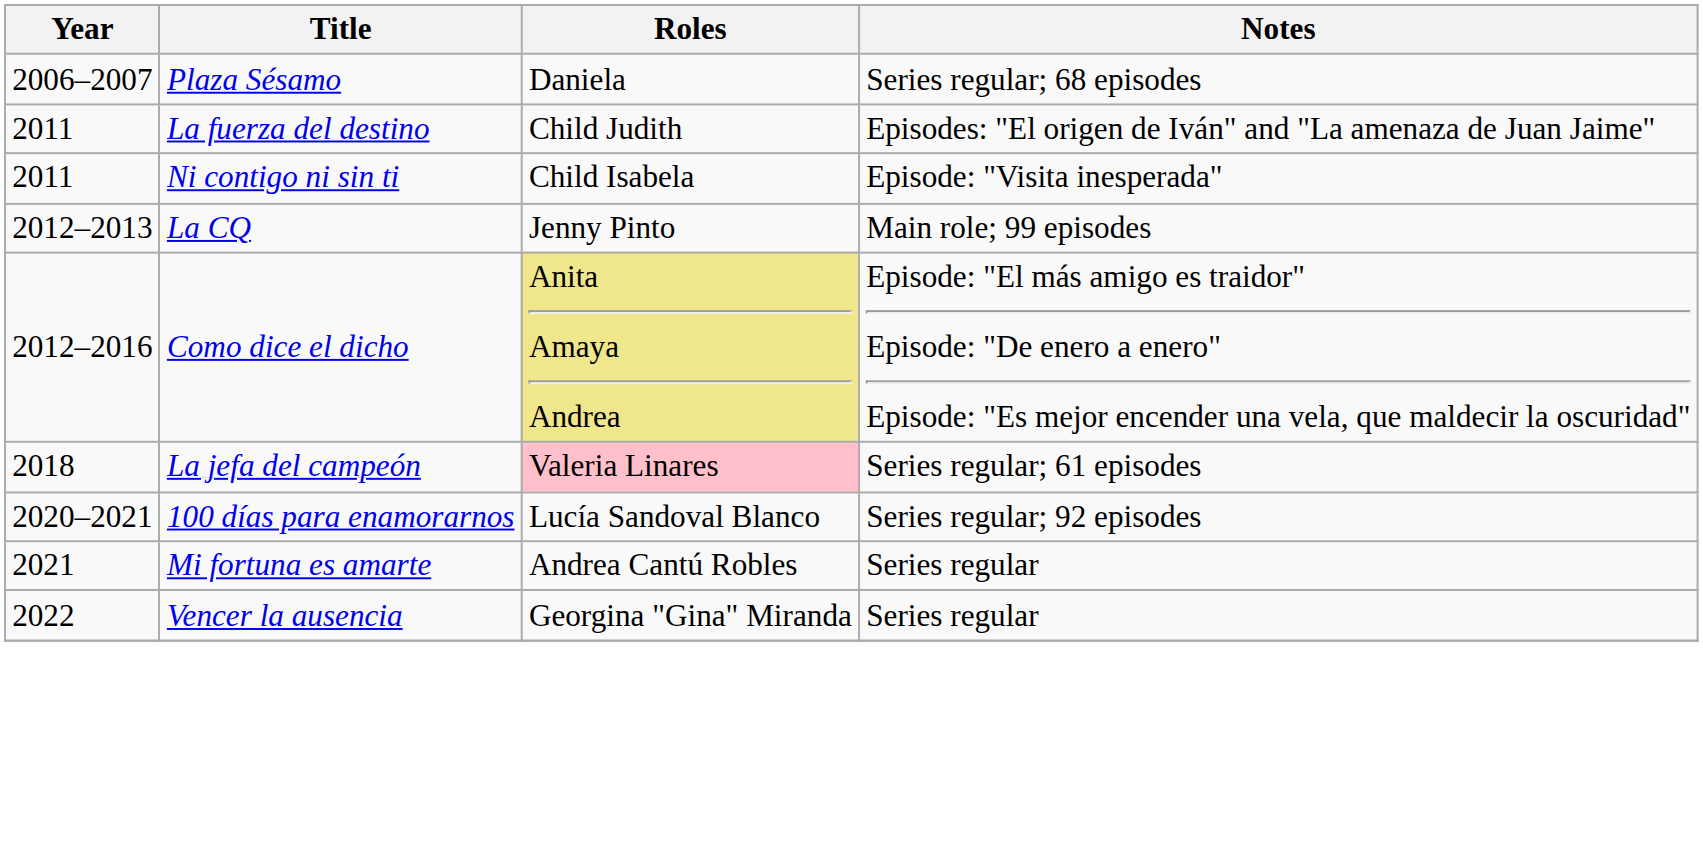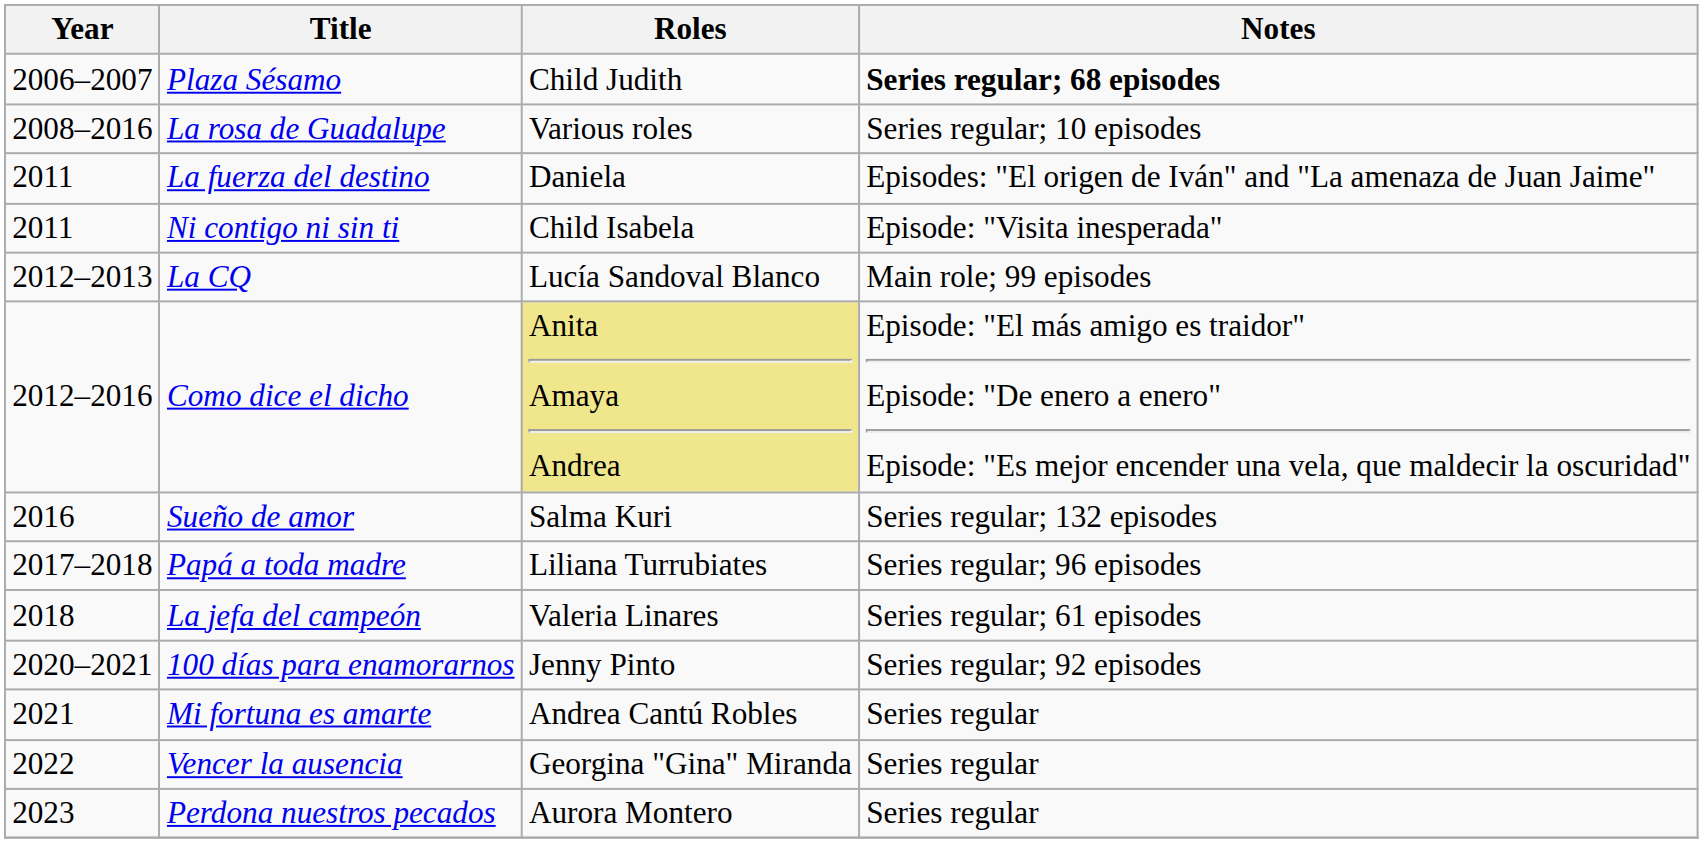(577, 78) Daniela -> (606, 78) Child Judith
(1034, 78) normal -> (1043, 78) bold
+ row: (306, 128)
(606, 128) Child Judith -> (577, 177) Daniela
(602, 227) Jenny Pinto -> (674, 276) Lucía Sandoval Blanco
+ row: (261, 516)
+ row: (286, 565)
(624, 466) pink background -> (624, 614) no background
(674, 516) Lucía Sandoval Blanco -> (602, 664) Jenny Pinto
+ row: (331, 812)
